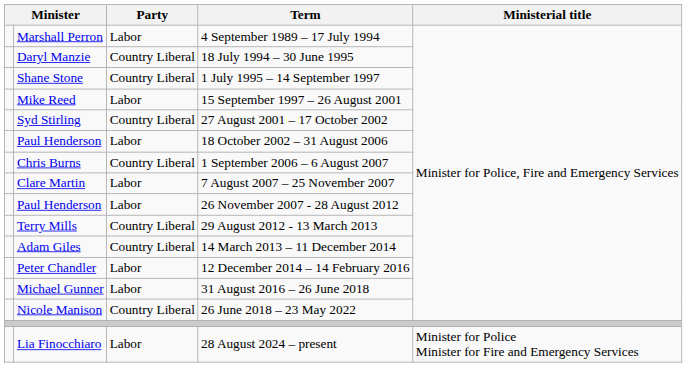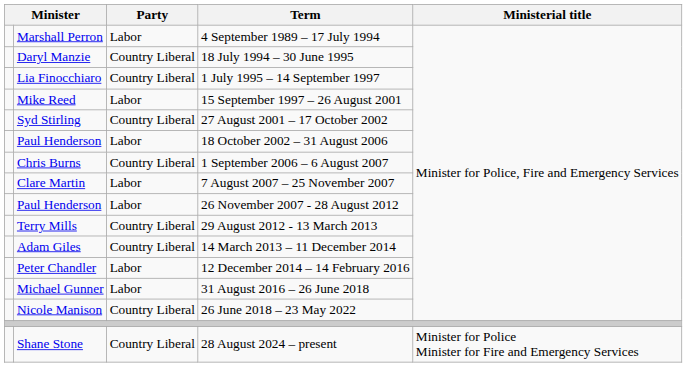(50, 78) Shane Stone -> (59, 78) Lia Finocchiaro
(59, 344) Lia Finocchiaro -> (50, 344) Shane Stone
(126, 344) Labor -> (152, 344) Country Liberal
